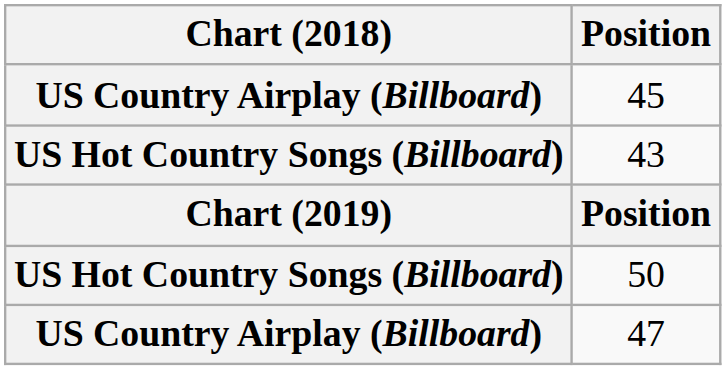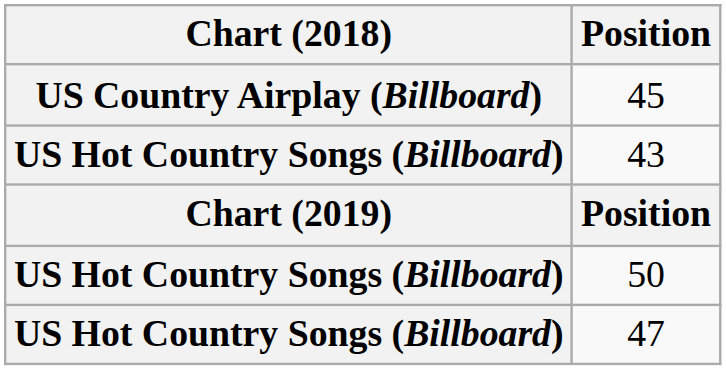(289, 333) US Country Airplay (Billboard) -> (289, 333) US Hot Country Songs (Billboard)
